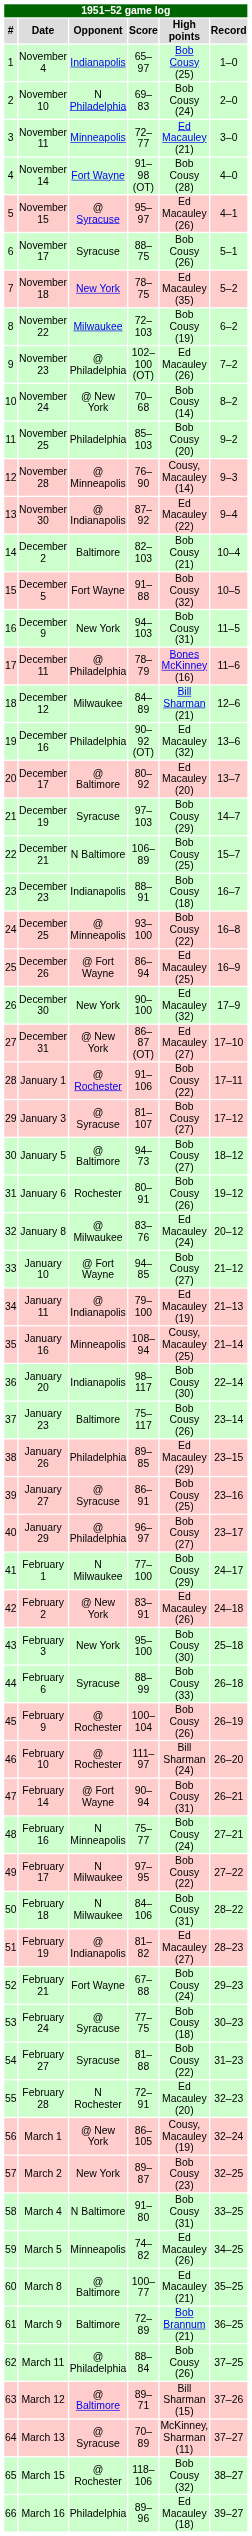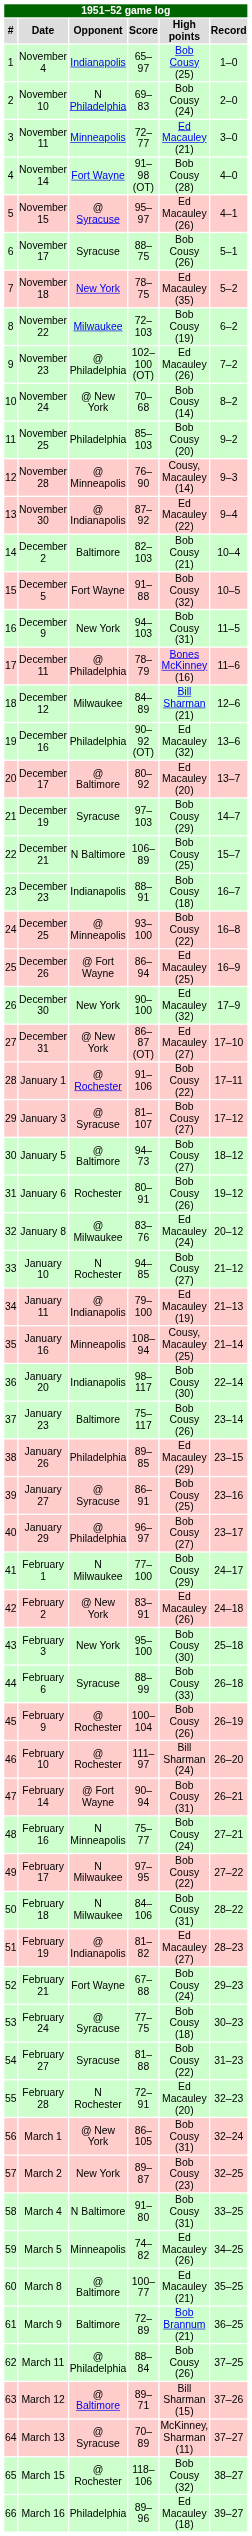(98, 1269) @ Fort Wayne -> (98, 1269) N Rochester
(184, 2136) Cousy, Macauley (19) -> (184, 2136) Bob Cousy (31)
